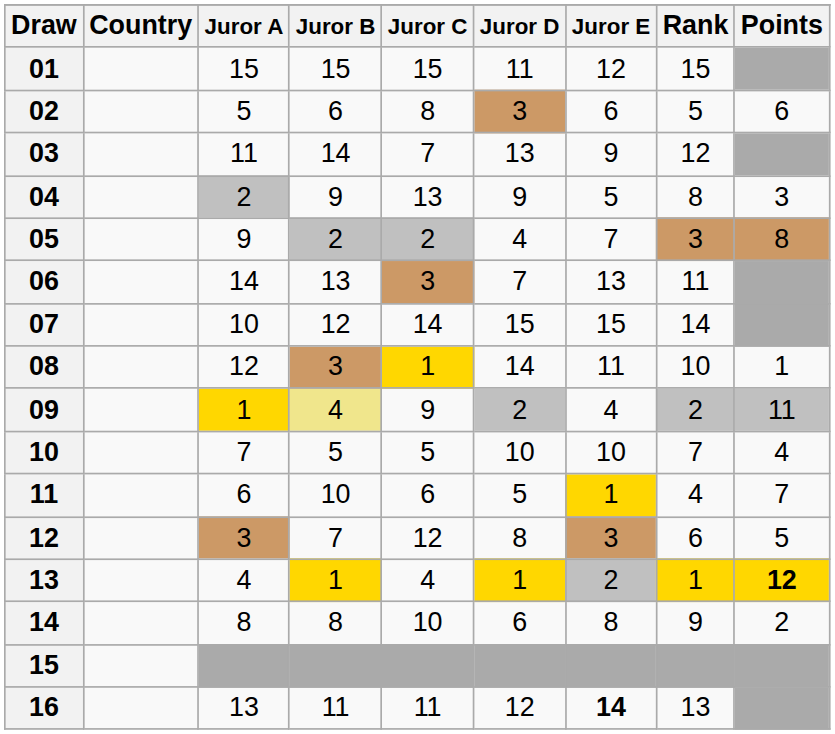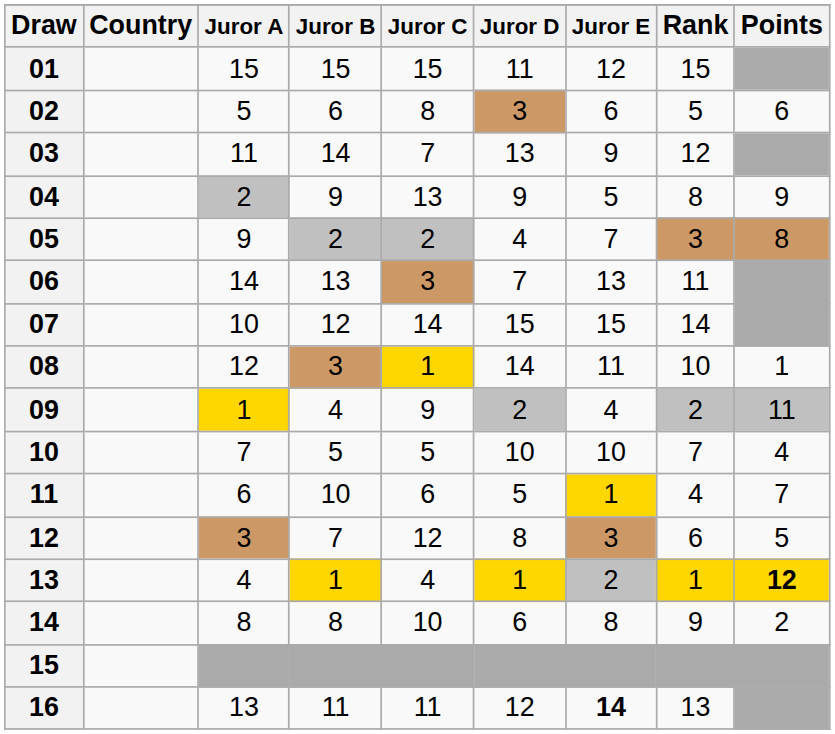(782, 196) 3 -> (782, 196) 9
(336, 409) khaki background -> (336, 409) no background
